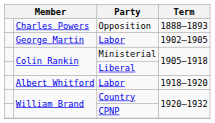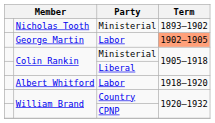- row: (53, 26)
+ row: (53, 26)
(184, 40) no background -> (184, 40) lightsalmon background
